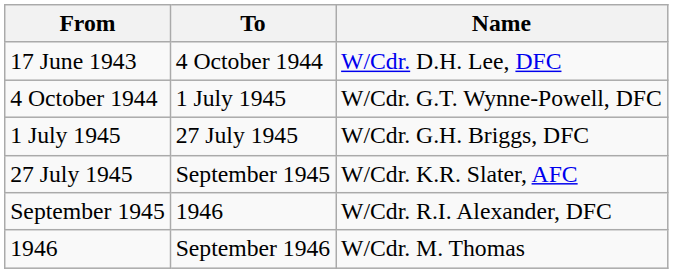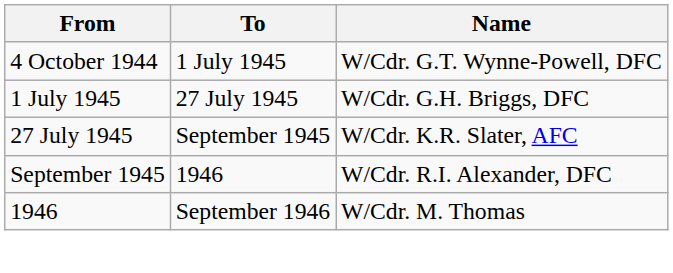- row: (73, 60)
